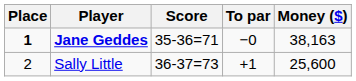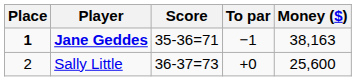(248, 40) −0 -> (248, 40) −1
(248, 64) +1 -> (248, 64) +0
